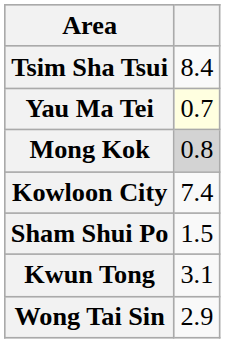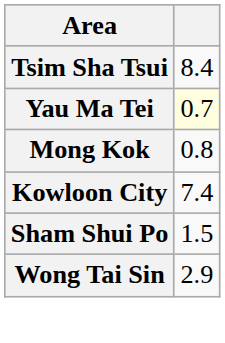(197, 150) lightgrey background -> (197, 150) no background
- row: (90, 274)
